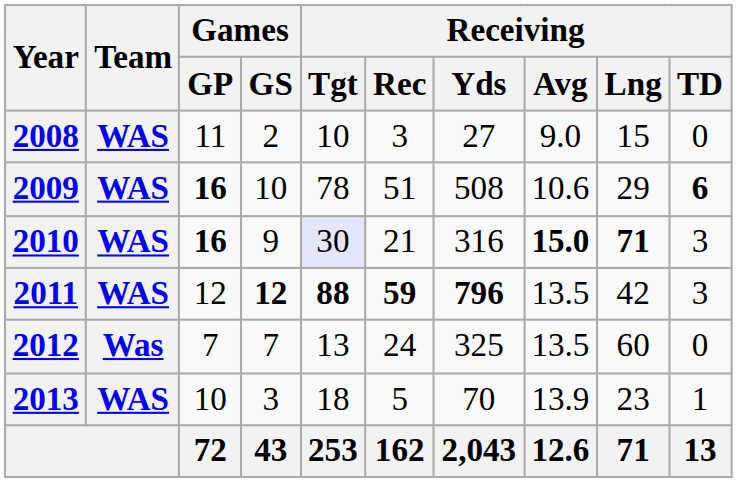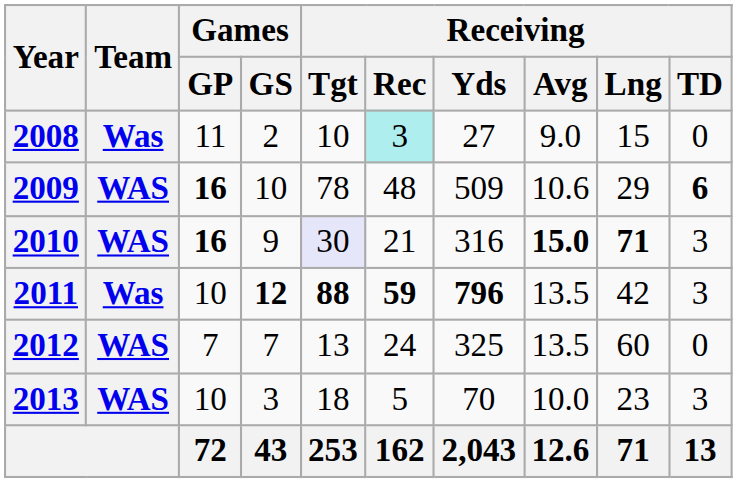(133, 135) WAS -> (133, 135) Was
(400, 135) no background -> (400, 135) paleturquoise background
(400, 188) 51 -> (400, 188) 48
(479, 188) 508 -> (479, 188) 509
(133, 293) WAS -> (133, 293) Was
(210, 293) 12 -> (210, 293) 10
(133, 345) Was -> (133, 345) WAS
(560, 398) 13.9 -> (560, 398) 10.0
(700, 398) 1 -> (700, 398) 3
